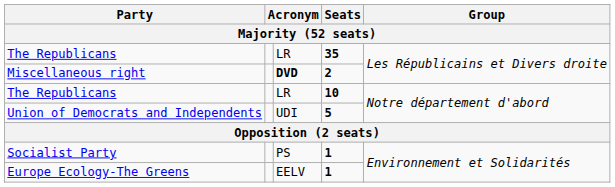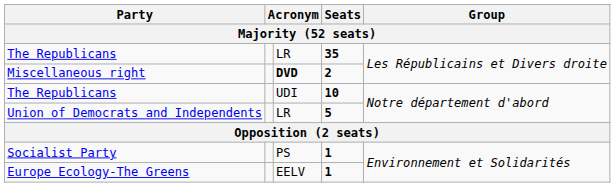(283, 93) LR -> (287, 93) UDI
(287, 113) UDI -> (283, 113) LR
